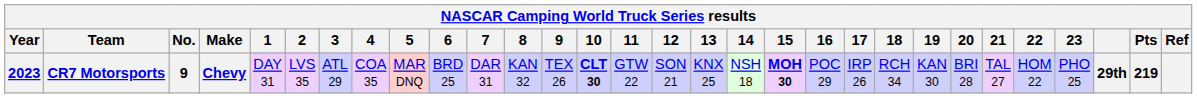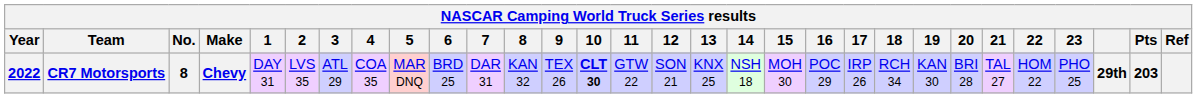(24, 73) 2023 -> (24, 73) 2022
(184, 73) 9 -> (184, 73) 8
(785, 73) bold -> (785, 72) normal
(1146, 73) 219 -> (1146, 73) 203
